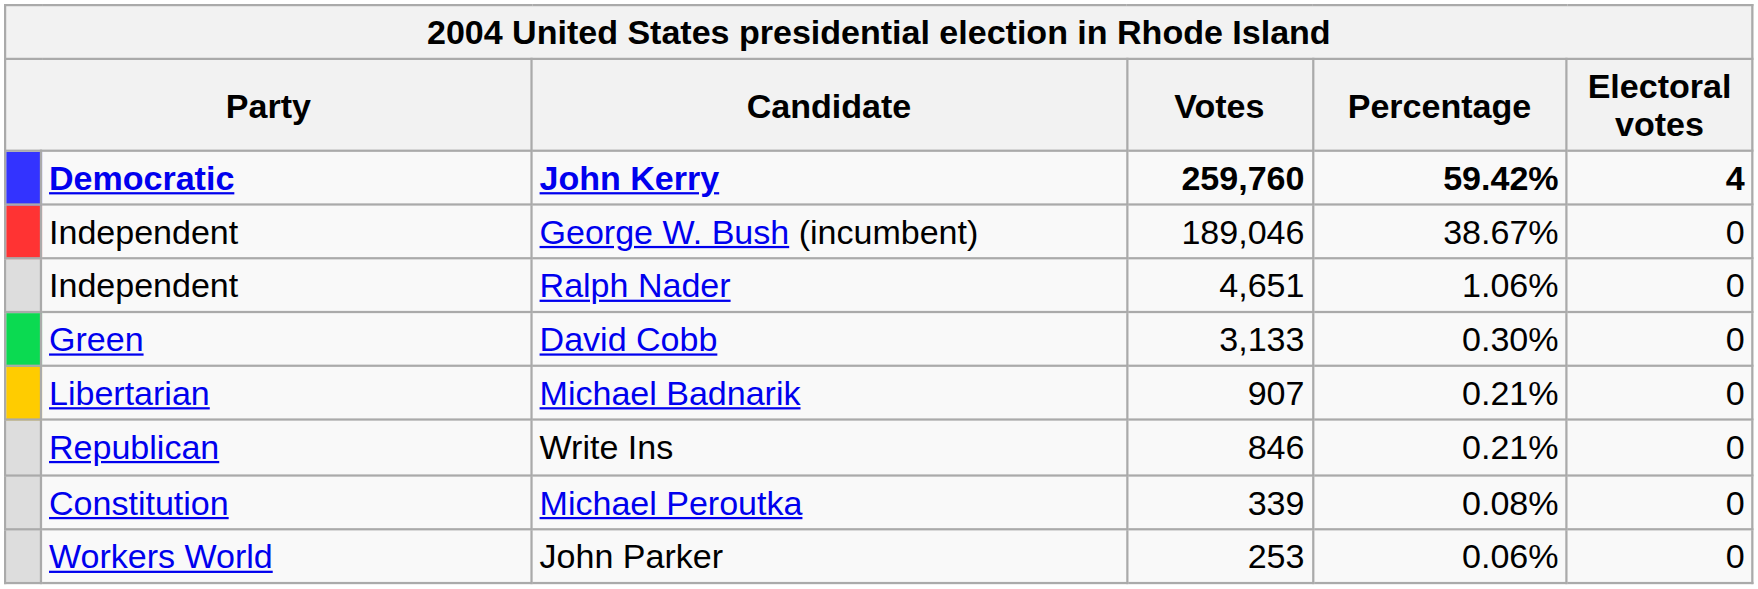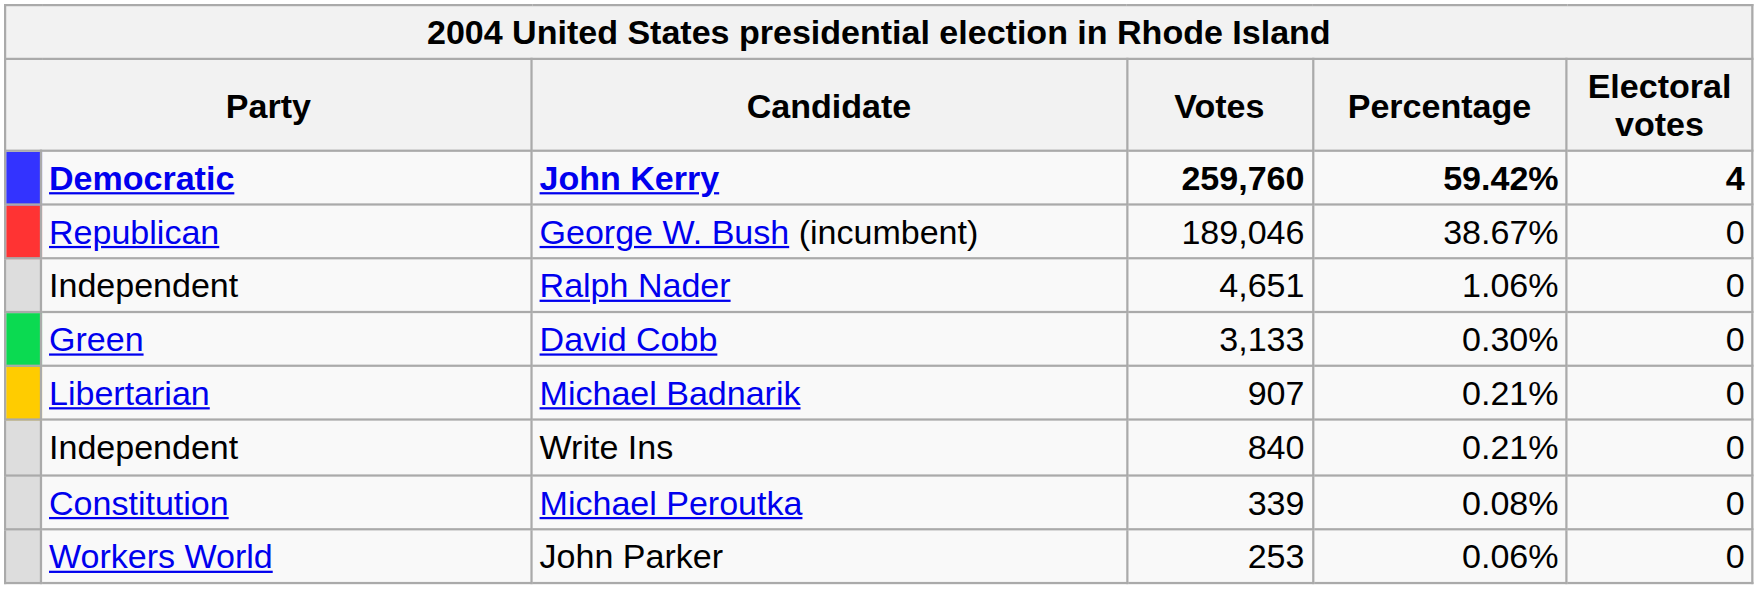(144, 232) Independent -> (134, 232) Republican
(134, 448) Republican -> (144, 448) Independent
(1276, 448) 846 -> (1276, 448) 840
